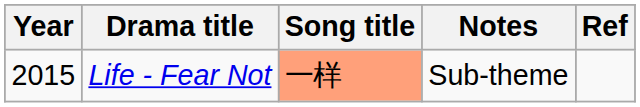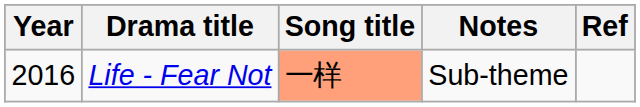(43, 75) 2015 -> (43, 75) 2016
